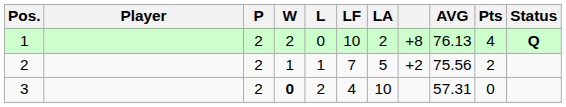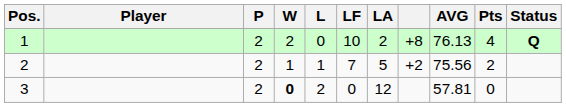(352, 89) 4 -> (352, 89) 0
(383, 89) 10 -> (383, 89) 12
(452, 89) 57.31 -> (452, 89) 57.81
